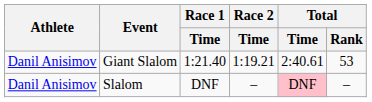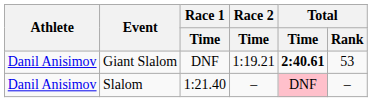(205, 62) 1:21.40 -> (205, 62) DNF
(302, 62) normal -> (303, 62) bold
(205, 85) DNF -> (205, 85) 1:21.40
